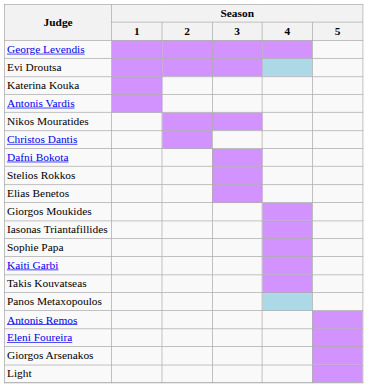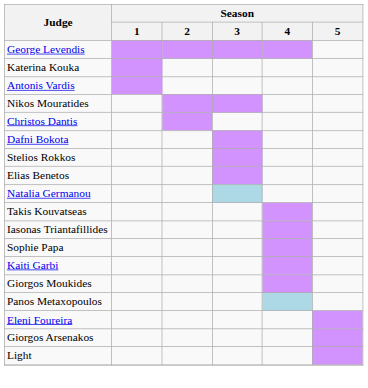- row: (34, 67)
+ row: (49, 193)
rows swapped: (47, 283) <-> (49, 211)
- row: (42, 319)
